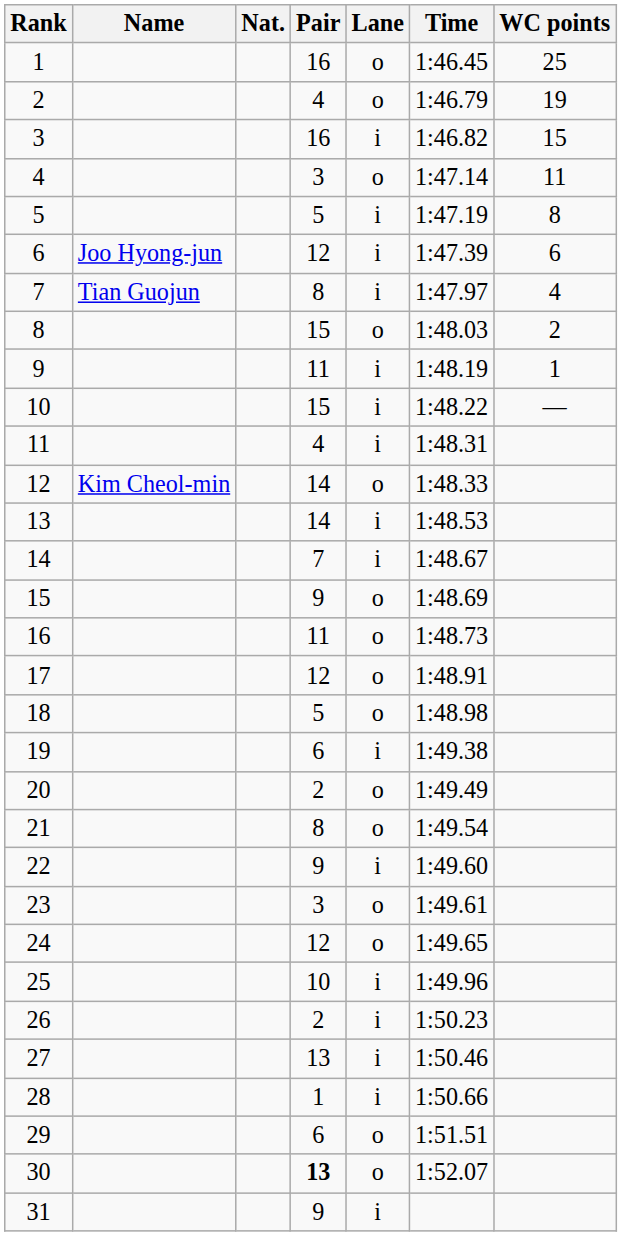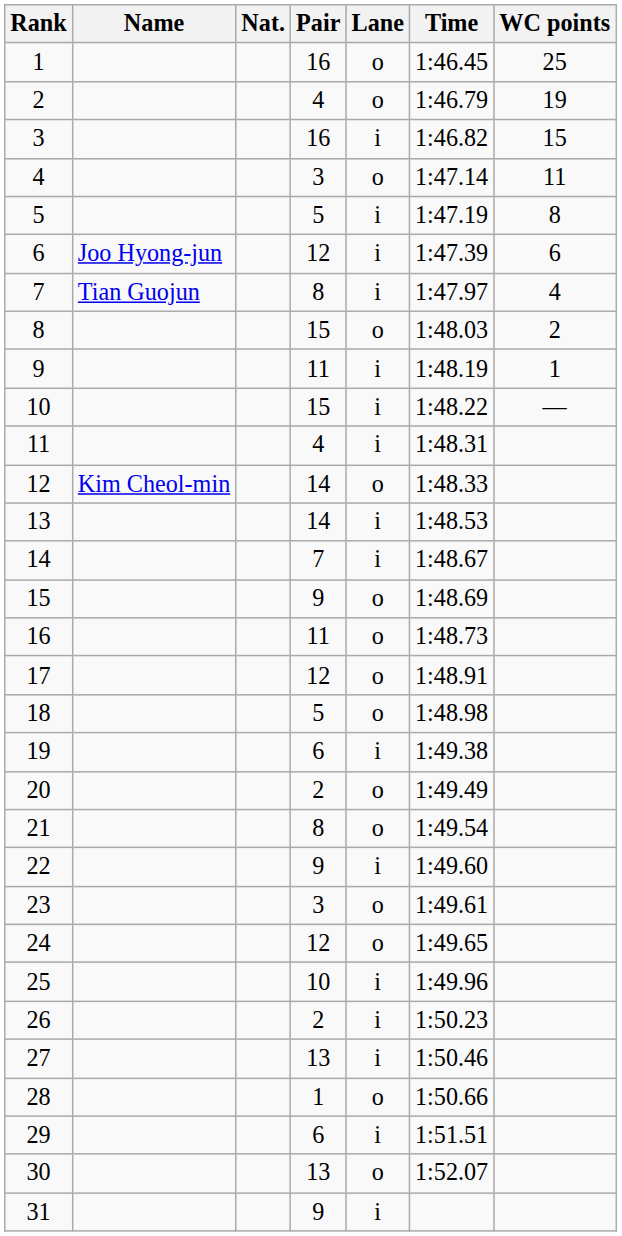(378, 1096) i -> (378, 1096) o
(378, 1134) o -> (378, 1134) i
(318, 1173) bold -> (318, 1173) normal
